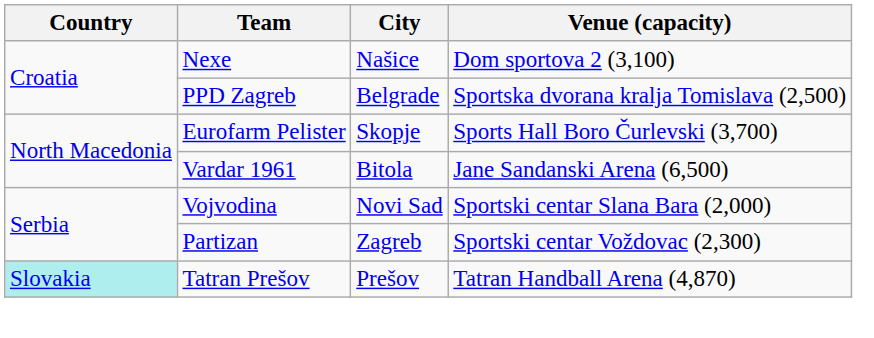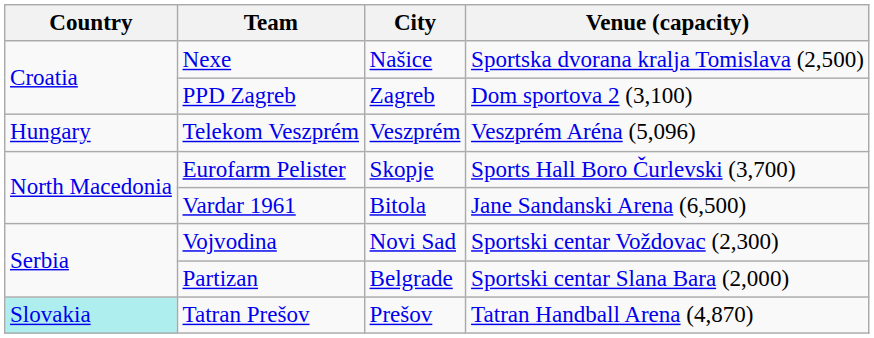(564, 59) Dom sportova 2 (3,100) -> (667, 59) Sportska dvorana kralja Tomislava (2,500)
(398, 95) Belgrade -> (402, 95) Zagreb
(650, 95) Sportska dvorana kralja Tomislava (2,500) -> (582, 95) Dom sportova 2 (3,100)
+ row: (271, 132)
(612, 205) Sportski centar Slana Bara (2,000) -> (625, 242) Sportski centar Voždovac (2,300)
(389, 242) Zagreb -> (411, 278) Belgrade
(607, 242) Sportski centar Voždovac (2,300) -> (630, 278) Sportski centar Slana Bara (2,000)
